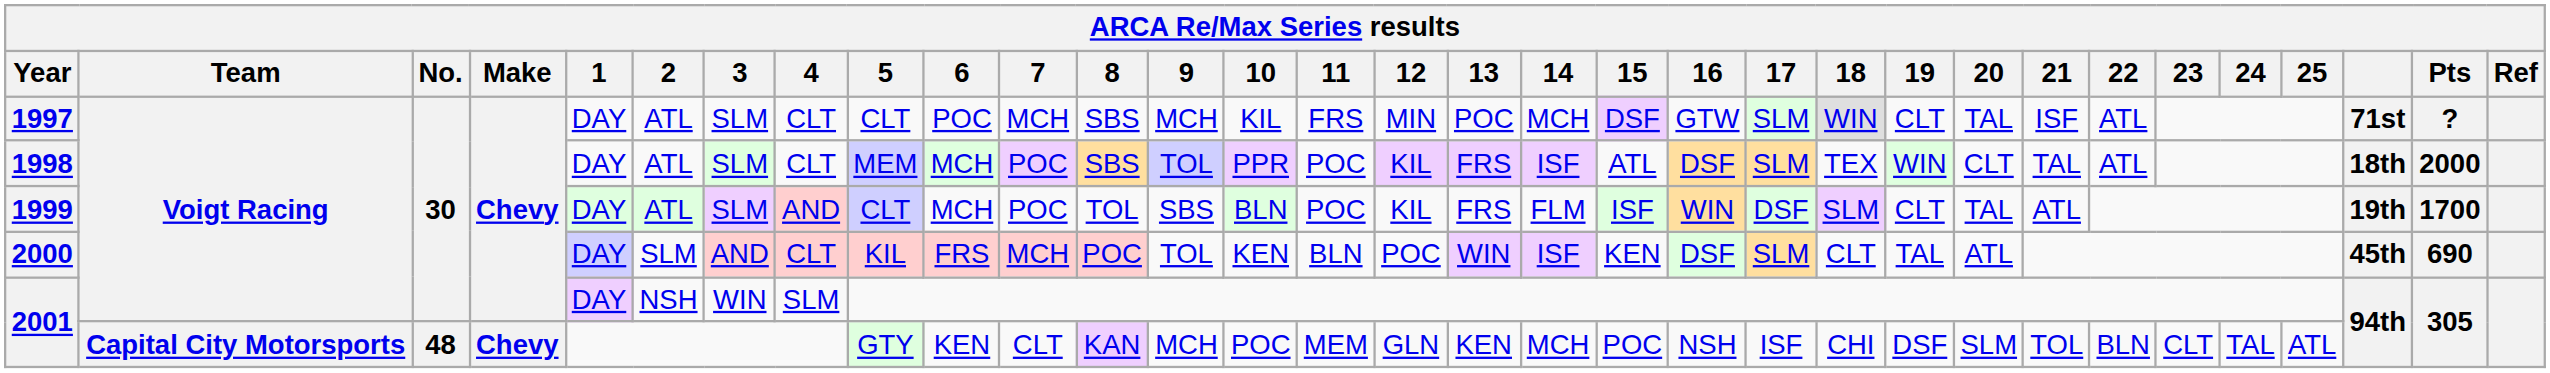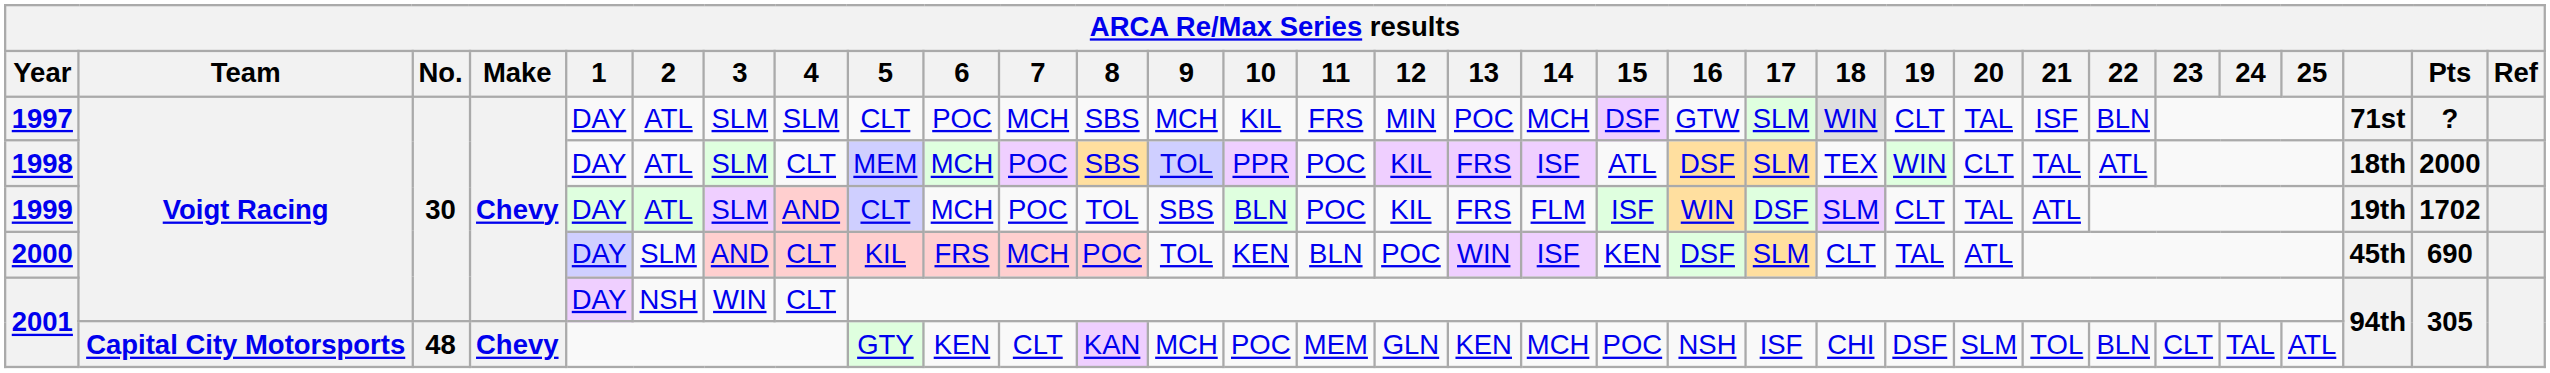(811, 118) CLT -> (811, 118) SLM
(2123, 118) ATL -> (2123, 118) BLN
(2450, 209) 1700 -> (2450, 209) 1702
(811, 300) SLM -> (811, 300) CLT
